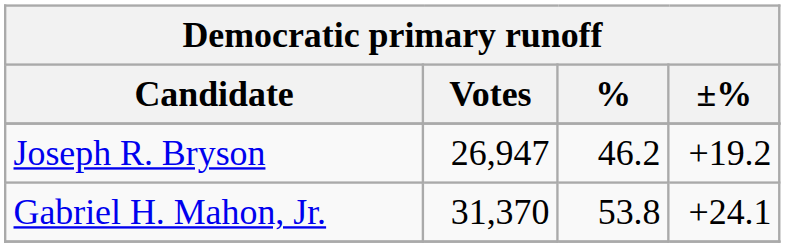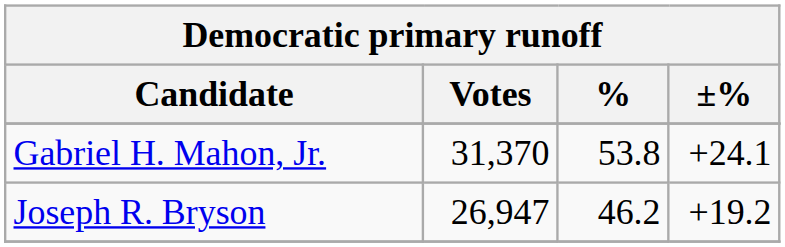rows swapped: (170, 212) <-> (139, 153)
